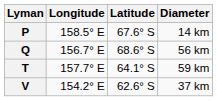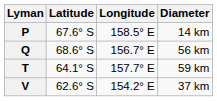columns swapped: (132, 13) <-> (77, 13)
